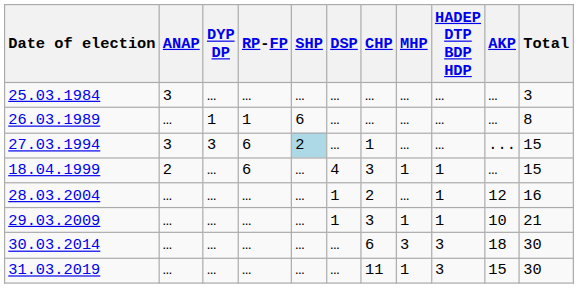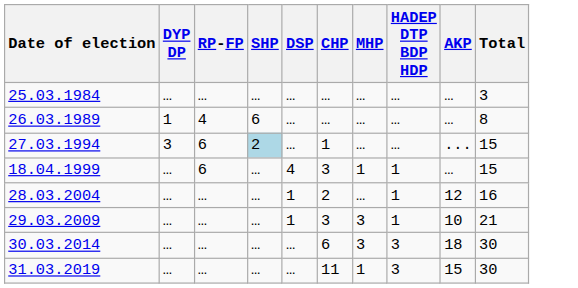- column: (181, 44)
(247, 120) 1 -> (202, 120) 4
(405, 220) 1 -> (360, 220) 3
